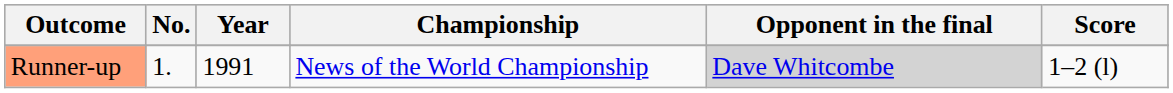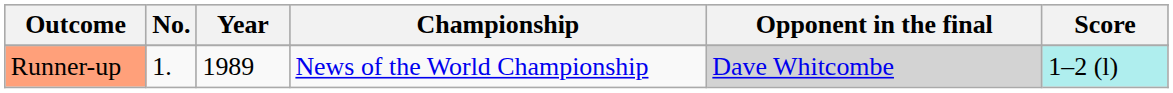(228, 66) 1991 -> (228, 66) 1989
(1083, 66) no background -> (1083, 66) paleturquoise background
